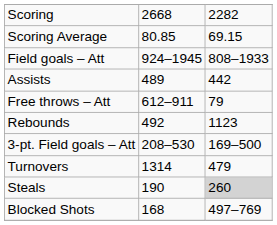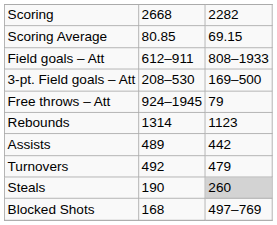(172, 58) 924–1945 -> (168, 58) 612–911
rows swapped: (71, 144) <-> (29, 79)
(168, 101) 612–911 -> (172, 101) 924–1945
(153, 123) 492 -> (157, 123) 1314
(157, 166) 1314 -> (153, 166) 492
